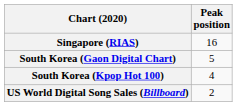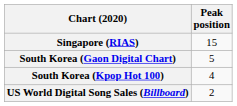(212, 42) 16 -> (212, 42) 15
